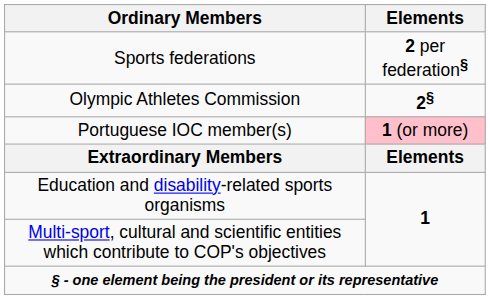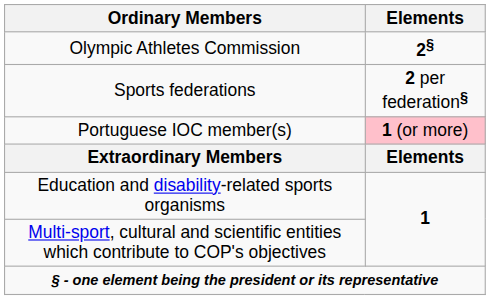rows swapped: (185, 58) <-> (185, 100)
